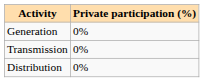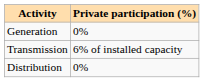(81, 49) 0% -> (128, 49) 6% of installed capacity
